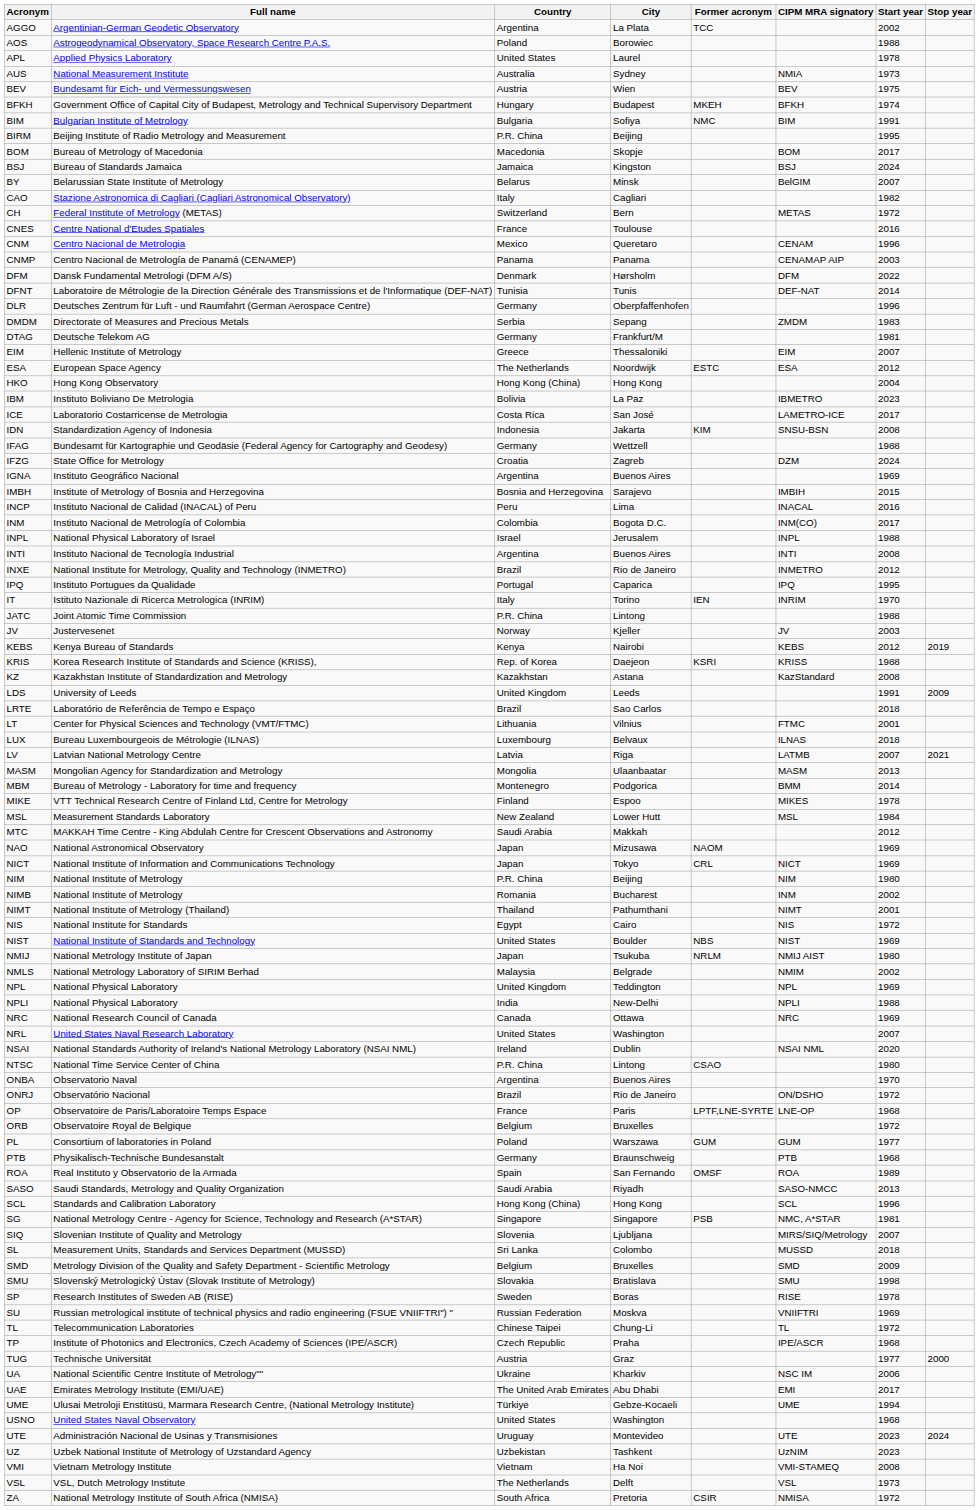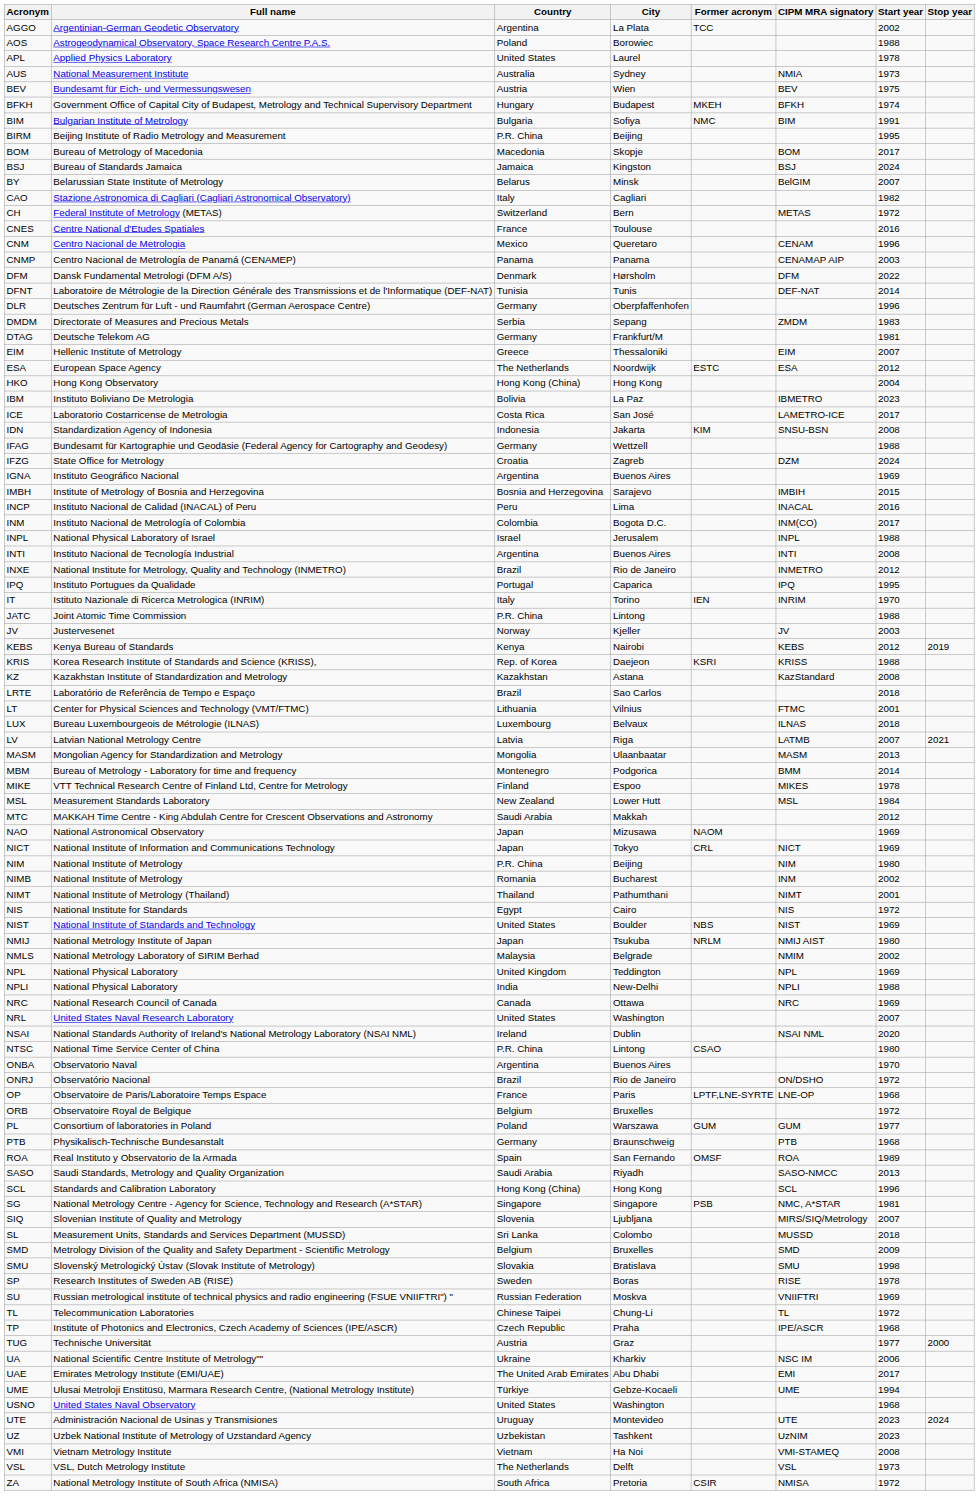- row: (16, 693)
